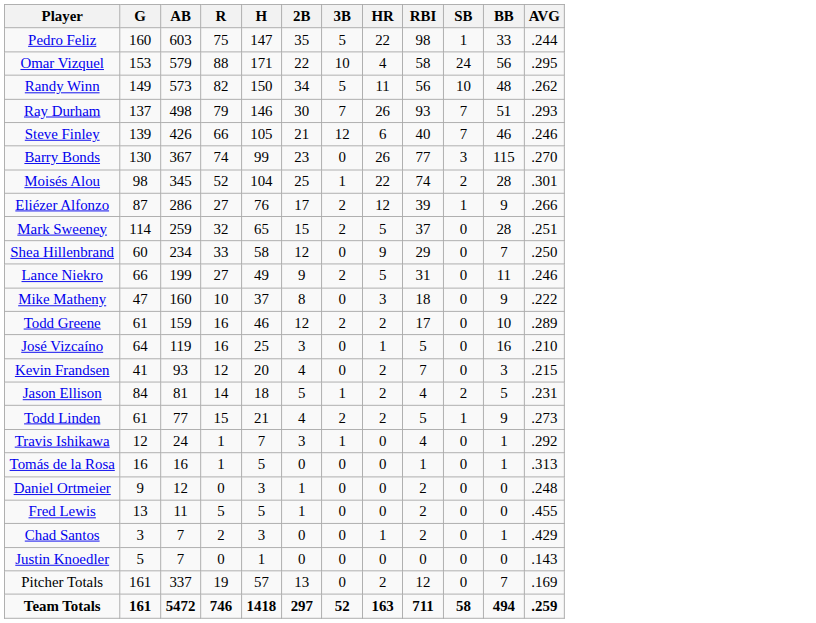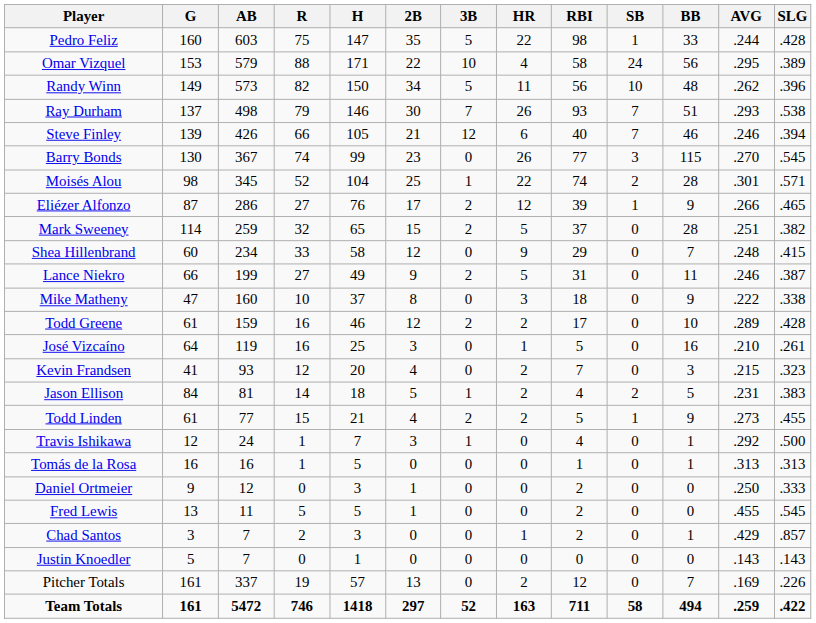+ column: (792, 16)
(544, 252) .250 -> (746, 252) .248
(544, 488) .248 -> (746, 488) .250
